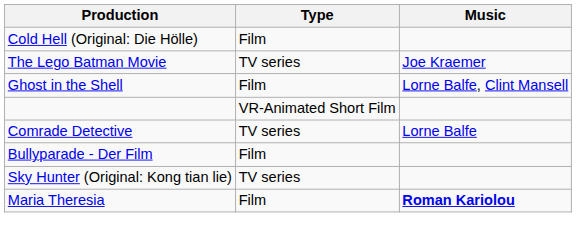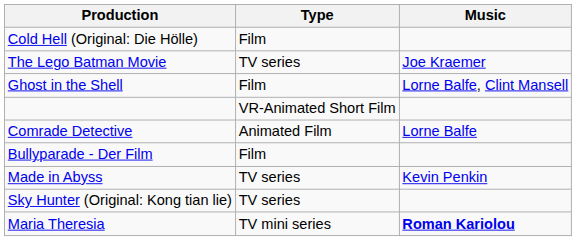(269, 131) TV series -> (285, 131) Animated Film
+ row: (55, 177)
(252, 200) Film -> (285, 223) TV mini series
